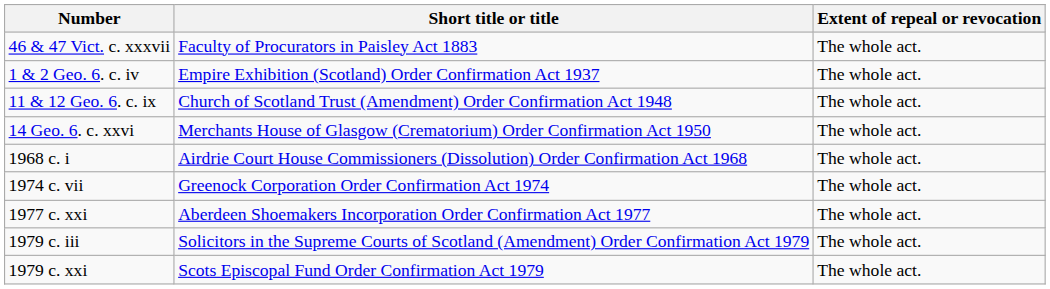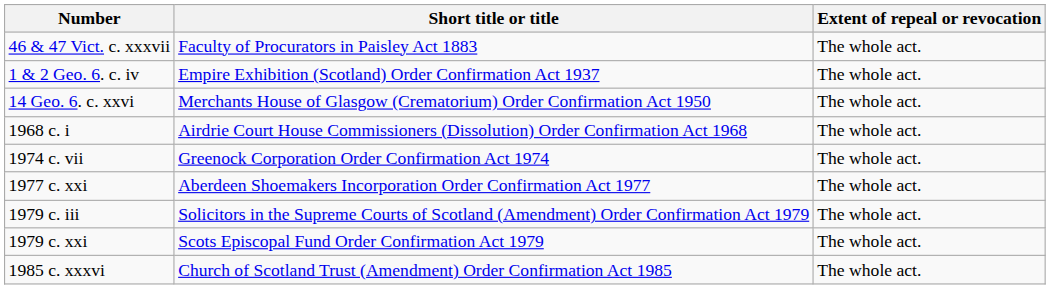- row: (82, 102)
+ row: (57, 269)
